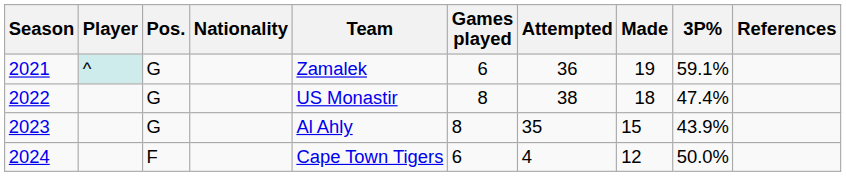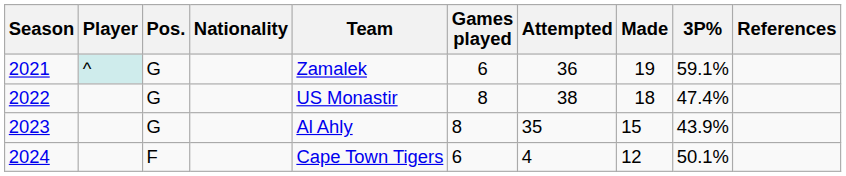(703, 156) 50.0% -> (703, 156) 50.1%
